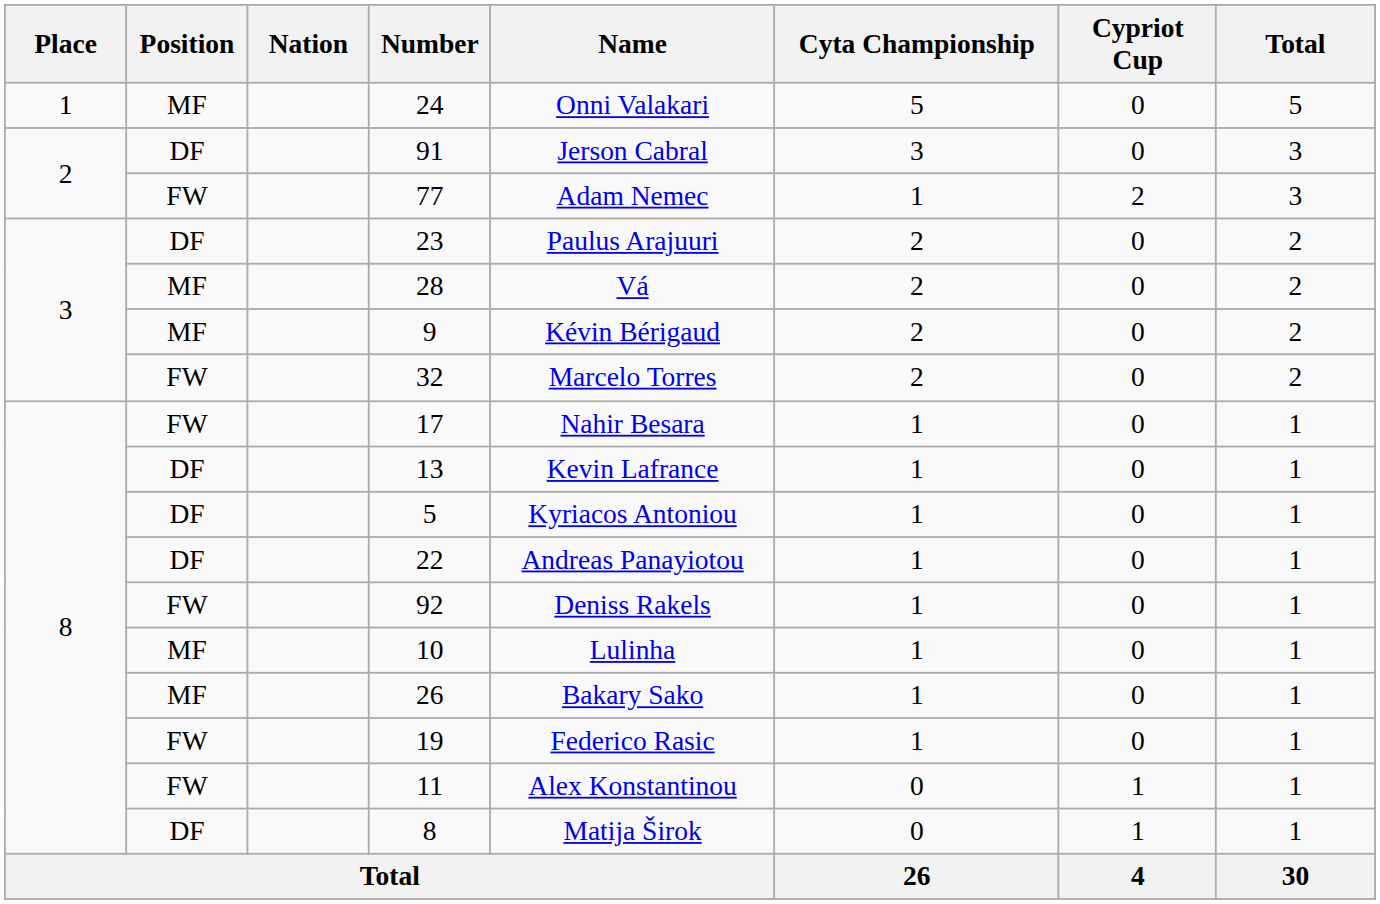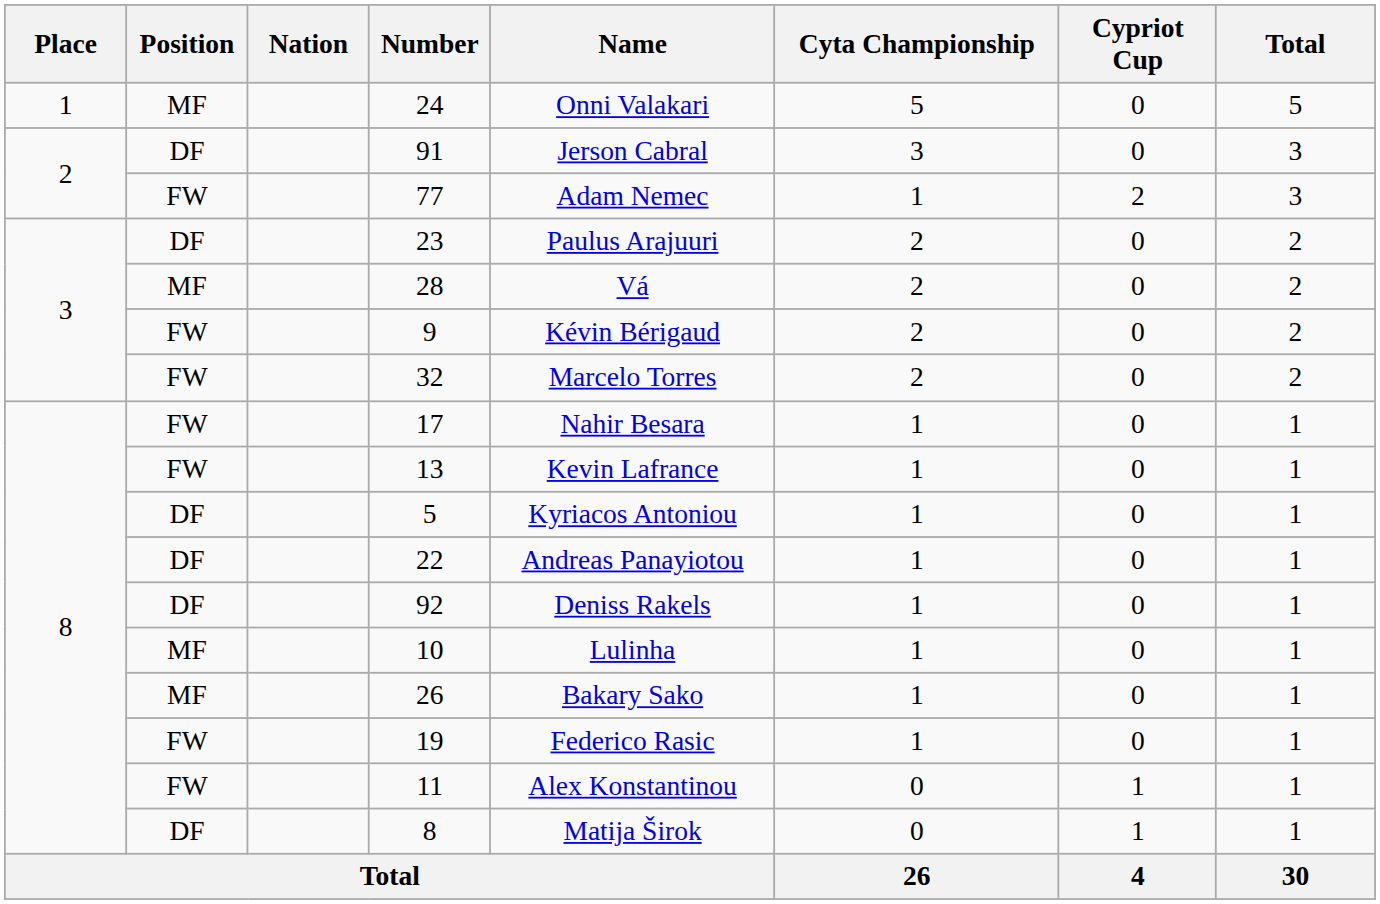(187, 332) MF -> (187, 332) FW
(187, 468) DF -> (187, 468) FW
(187, 604) FW -> (187, 604) DF
